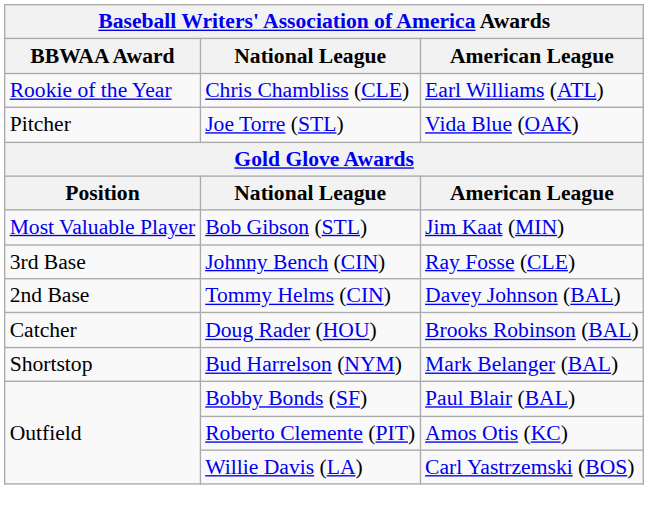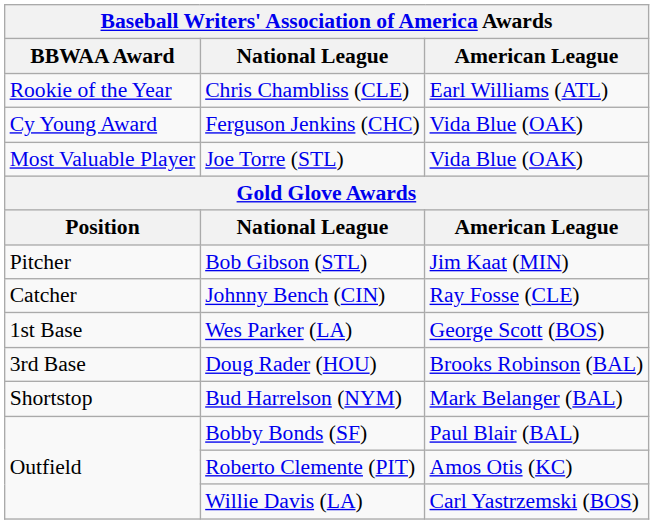+ row: (312, 124)
(40, 124) Pitcher -> (102, 158) Most Valuable Player
(102, 227) Most Valuable Player -> (40, 261) Pitcher
(48, 261) 3rd Base -> (43, 295) Catcher
+ row: (279, 329)
- row: (298, 295)
(43, 329) Catcher -> (48, 364) 3rd Base
